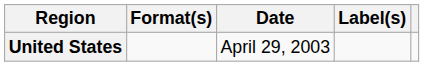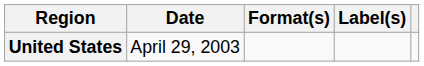columns swapped: (275, 18) <-> (171, 18)
